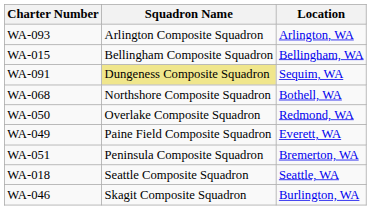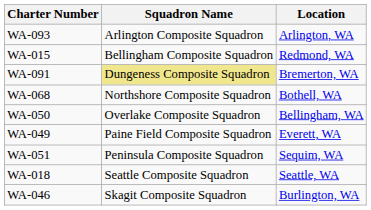(321, 54) Bellingham, WA -> (316, 54) Redmond, WA
(311, 74) Sequim, WA -> (319, 74) Bremerton, WA
(316, 114) Redmond, WA -> (321, 114) Bellingham, WA
(319, 154) Bremerton, WA -> (311, 154) Sequim, WA
